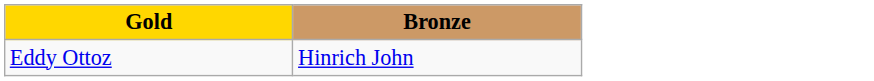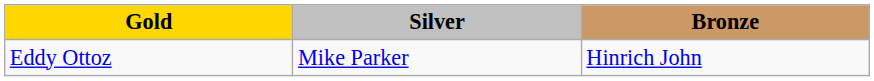+ column: (437, 22)
